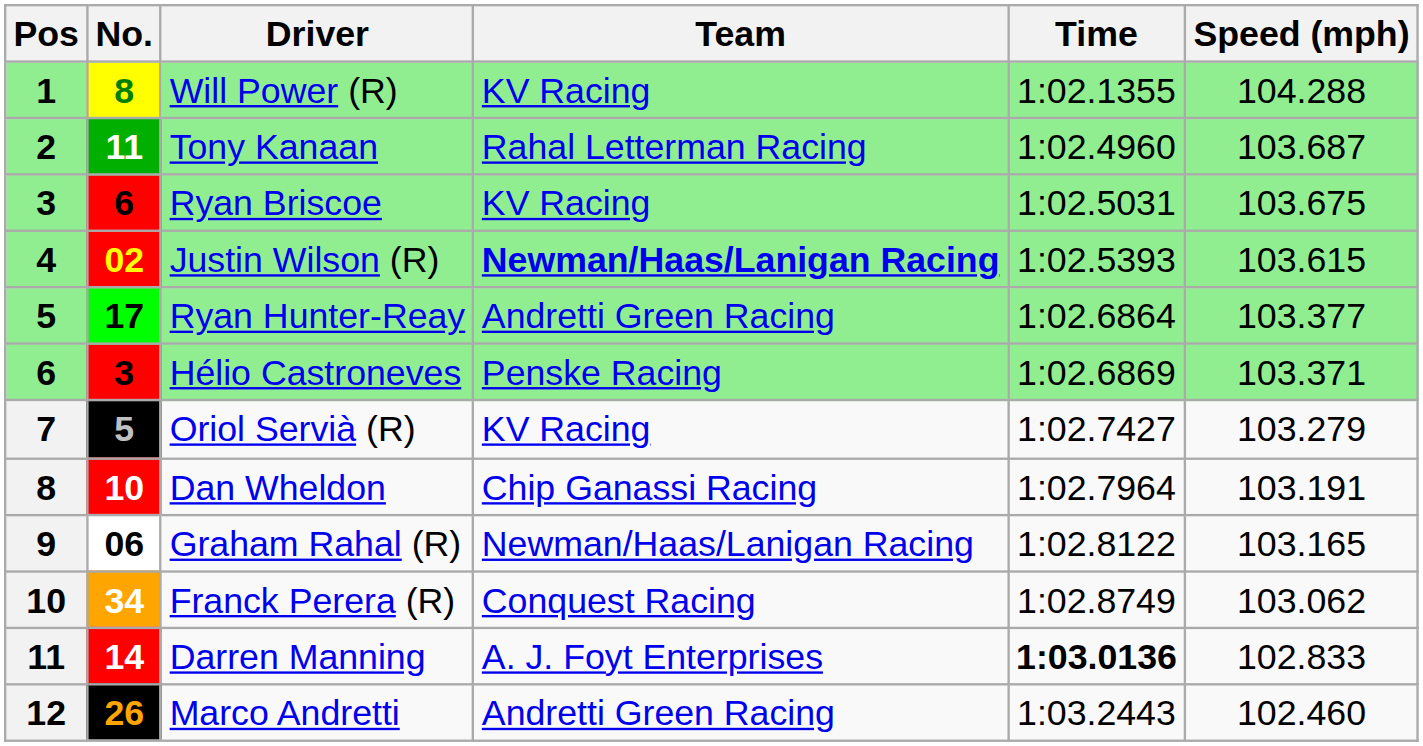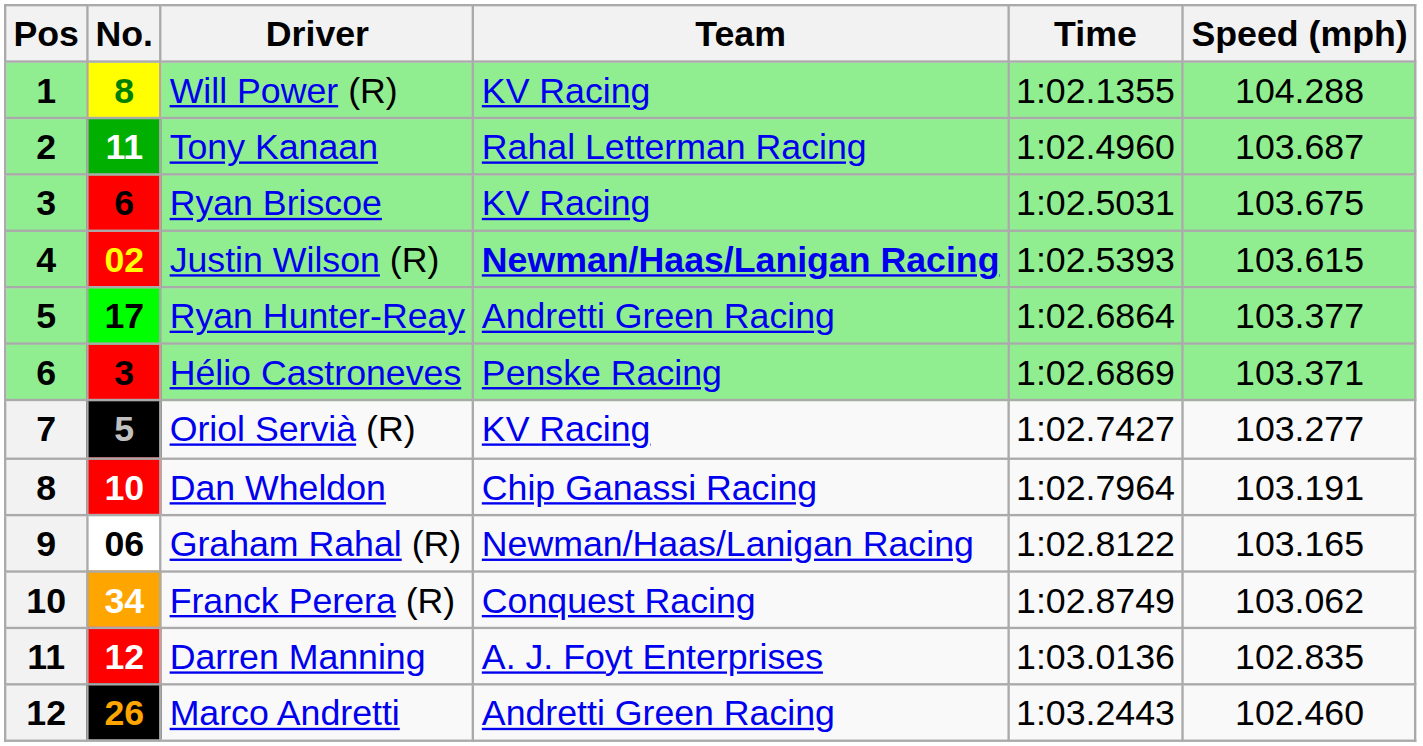(1301, 429) 103.279 -> (1300, 429) 103.277
(124, 656) 14 -> (124, 656) 12
(1096, 656) bold -> (1095, 656) normal
(1301, 656) 102.833 -> (1300, 656) 102.835
